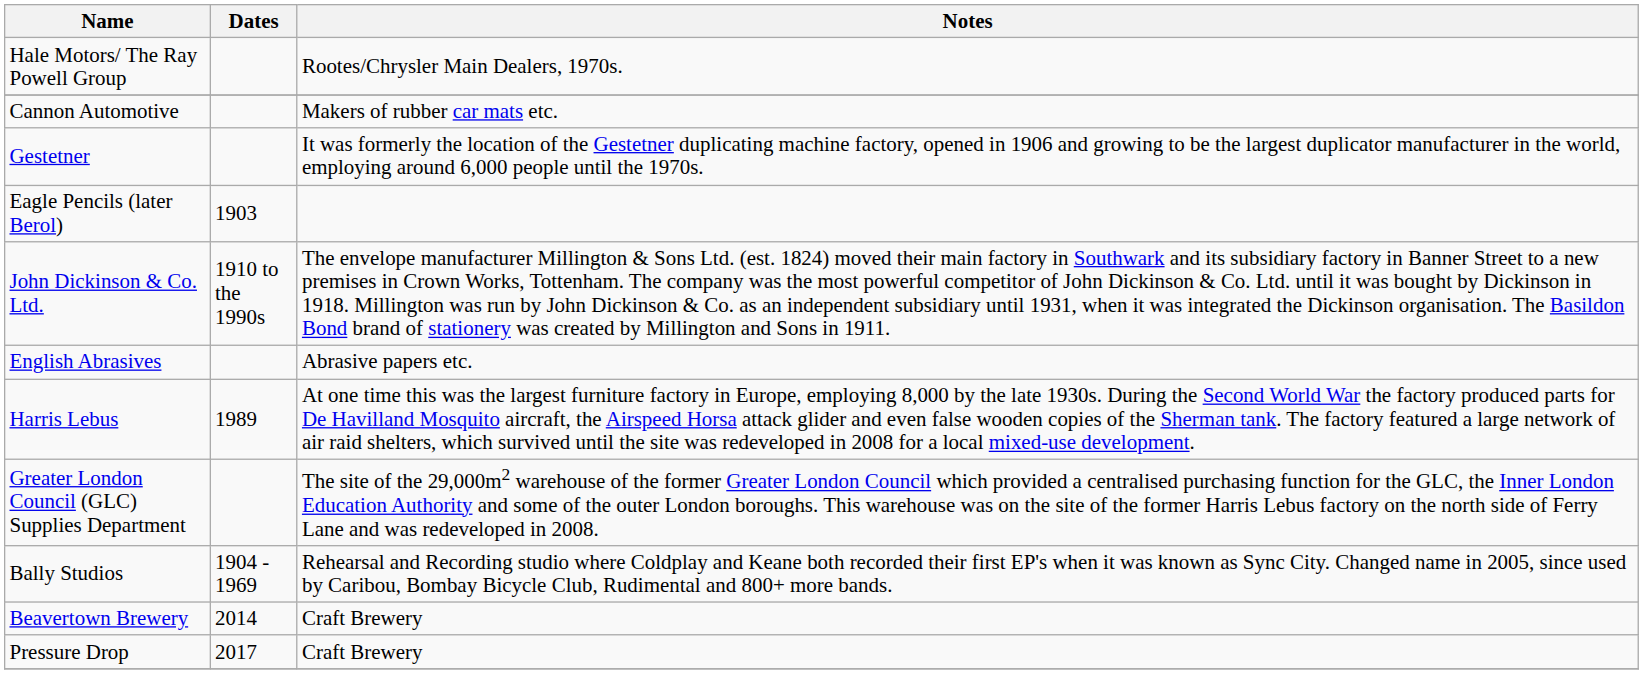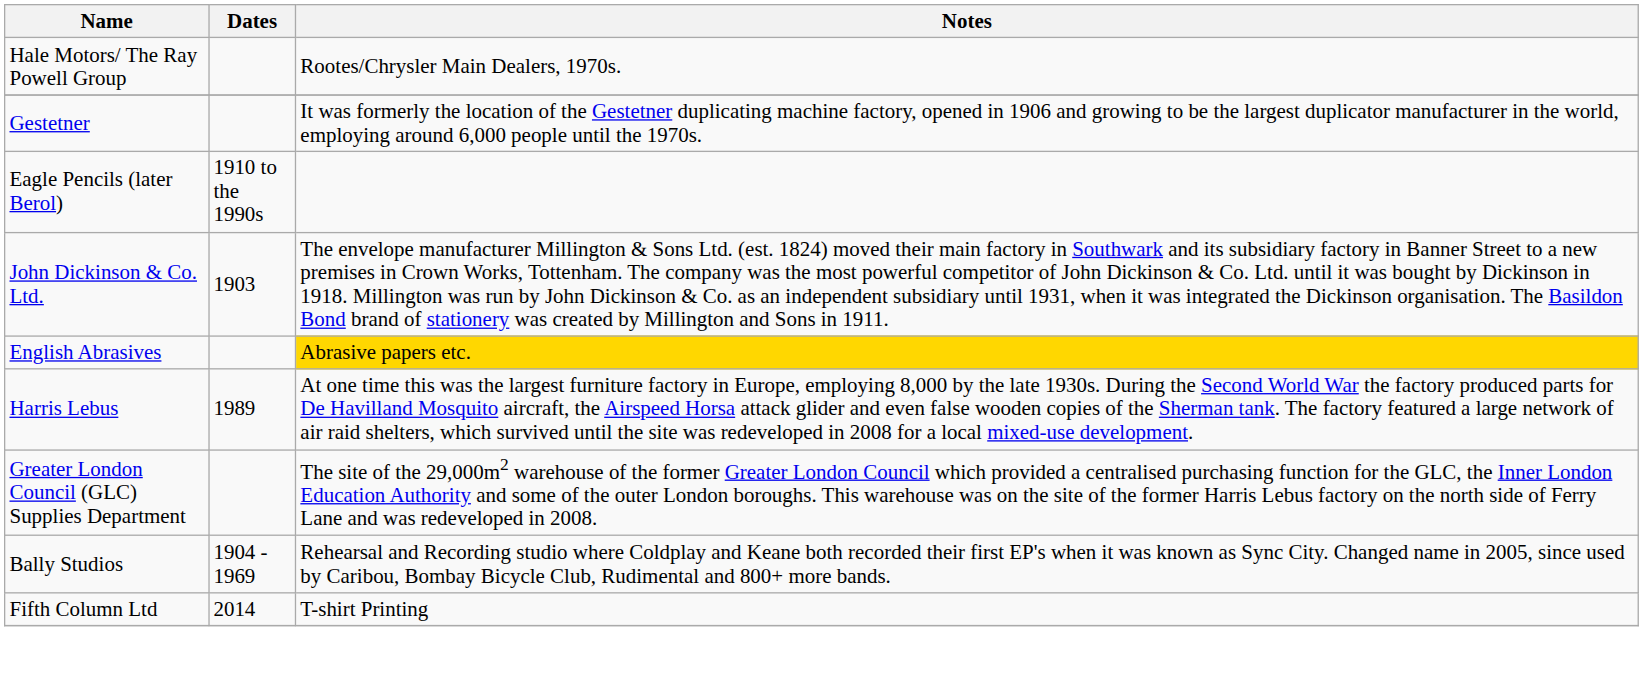- row: (94, 111)
(236, 213) 1903 -> (245, 191) 1910 to the 1990s
(247, 293) 1910 to the 1990s -> (234, 283) 1903
(387, 362) no background -> (386, 352) gold background
- row: (99, 618)
- row: (69, 651)
+ row: (83, 608)
